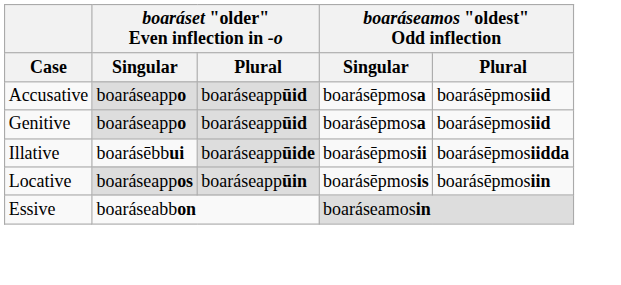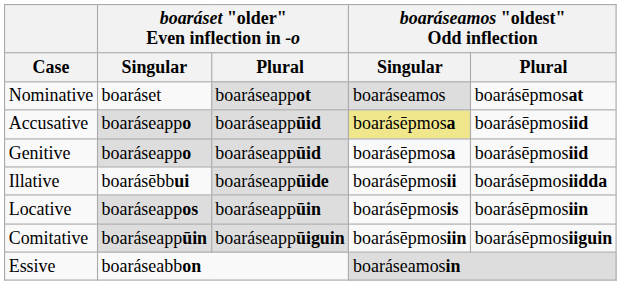+ row: (51, 95)
(374, 95) no background -> (404, 124) khaki background
+ row: (49, 237)
